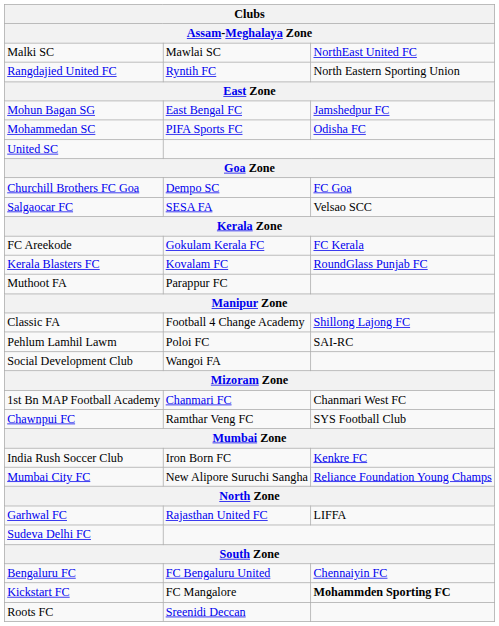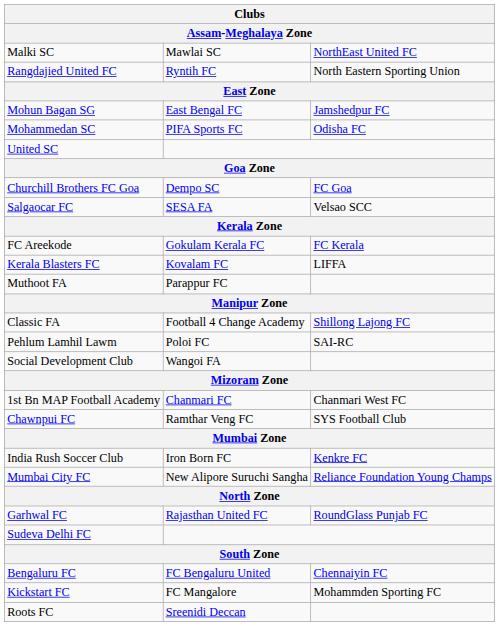(371, 264) RoundGlass Punjab FC -> (330, 264) LIFFA
(330, 515) LIFFA -> (371, 515) RoundGlass Punjab FC
(382, 592) bold -> (377, 592) normal
